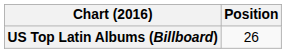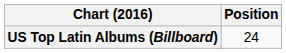(251, 37) 26 -> (251, 37) 24
